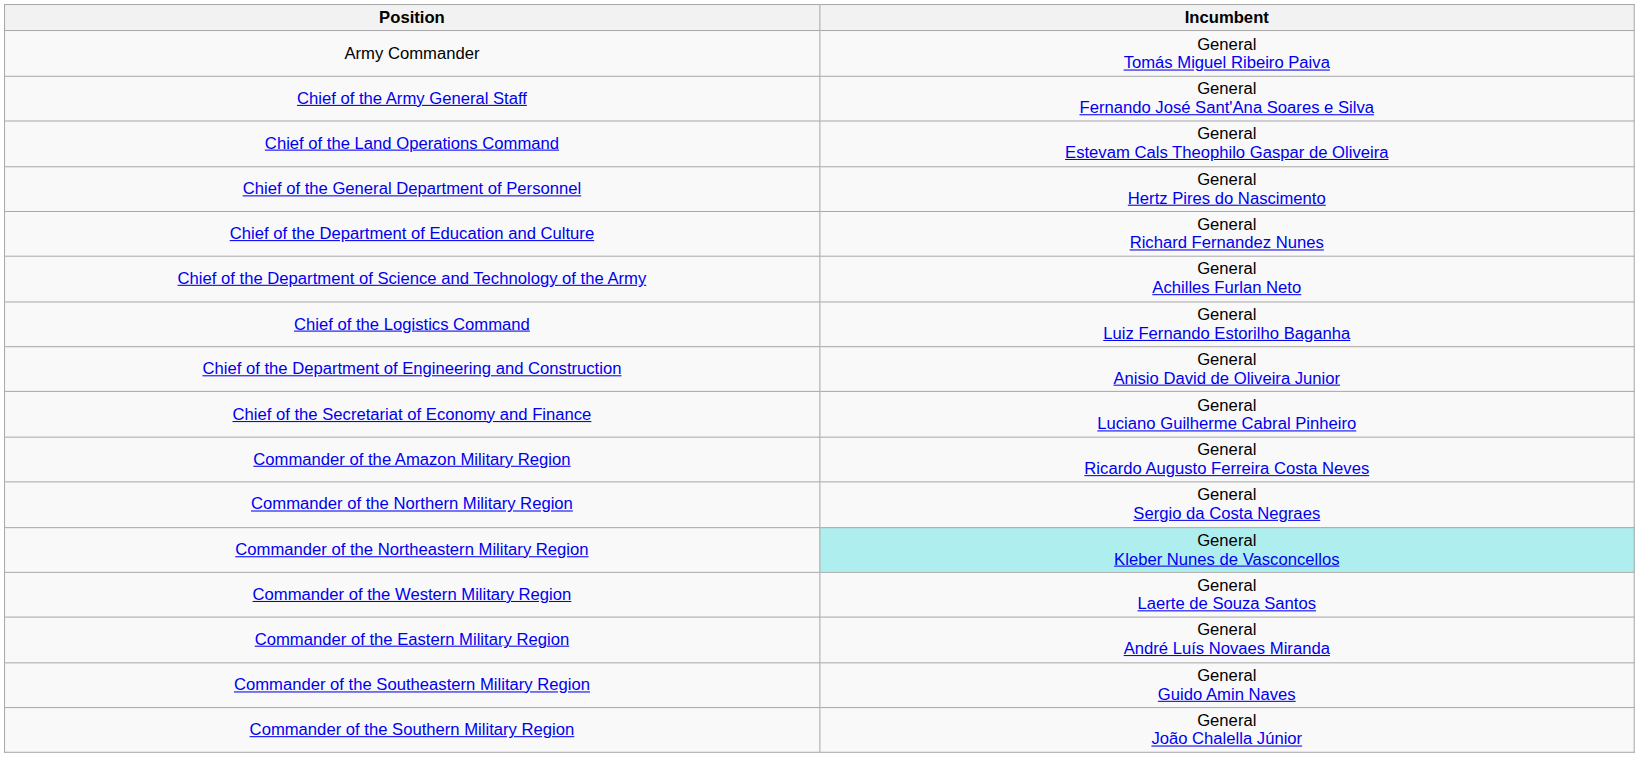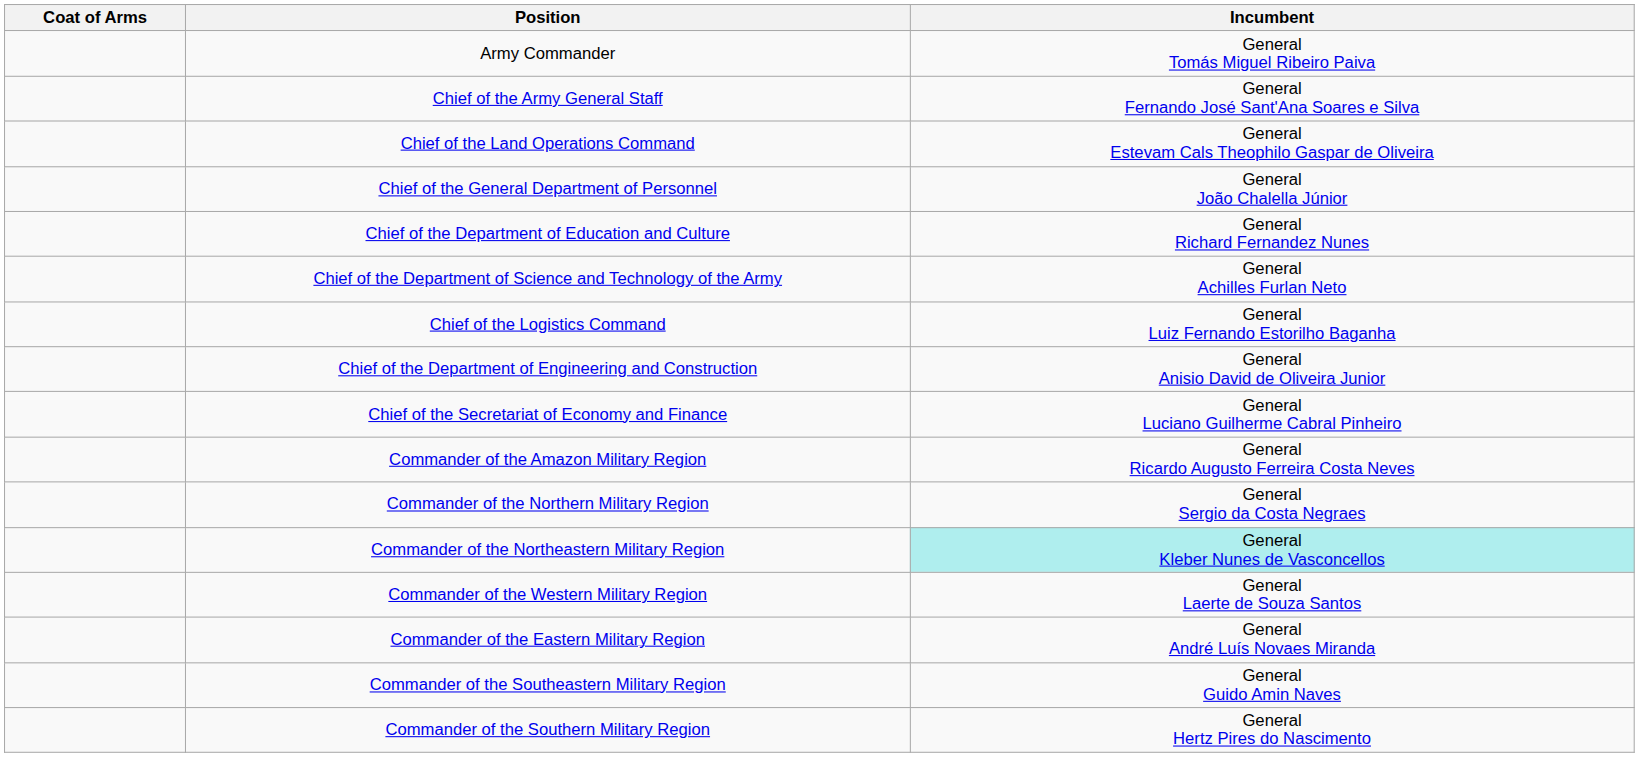+ column: (95, 17)
(1227, 188) General Hertz Pires do Nascimento -> (1272, 188) General João Chalella Júnior
(1227, 730) General João Chalella Júnior -> (1272, 730) General Hertz Pires do Nascimento
